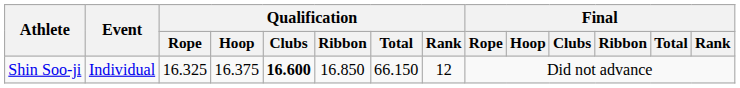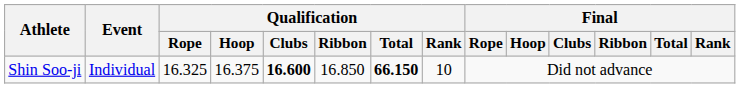(396, 69) normal -> (396, 69) bold
(444, 69) 12 -> (444, 69) 10
